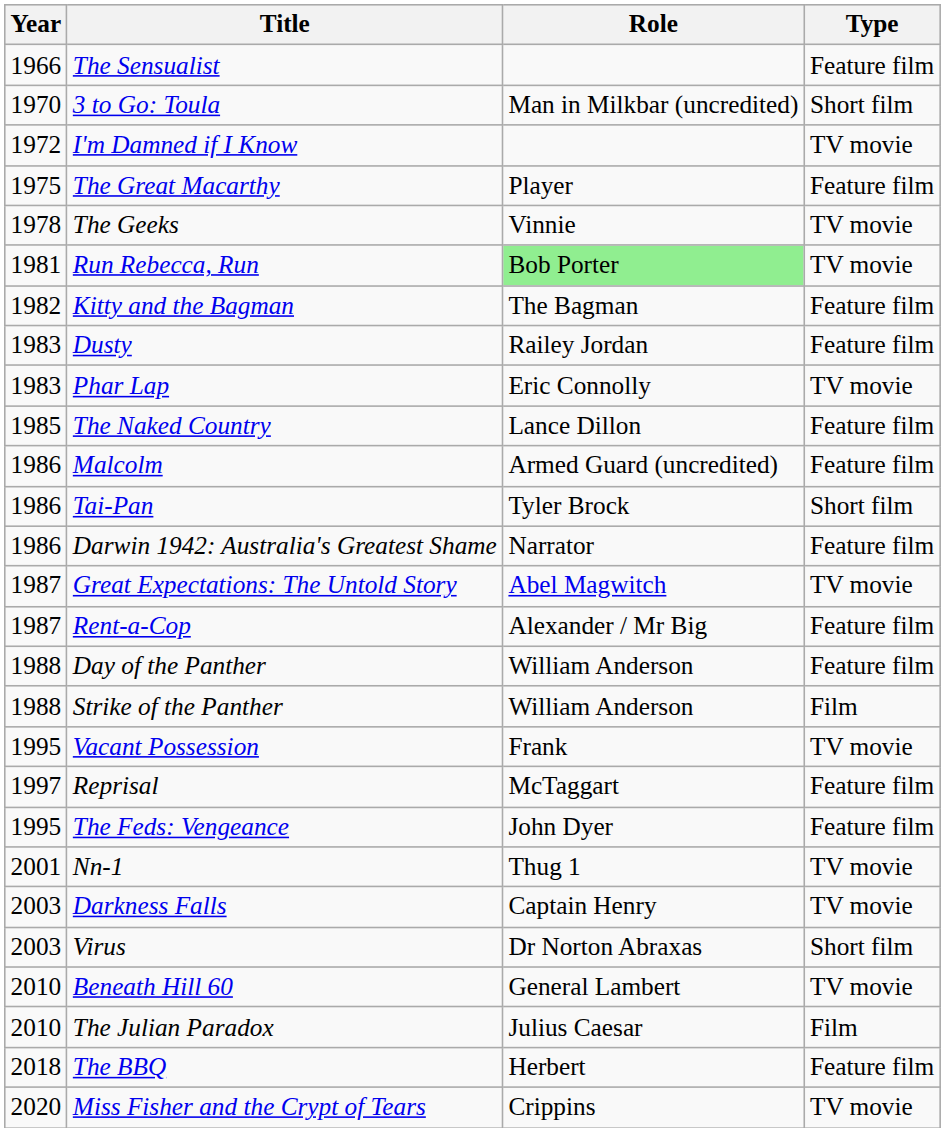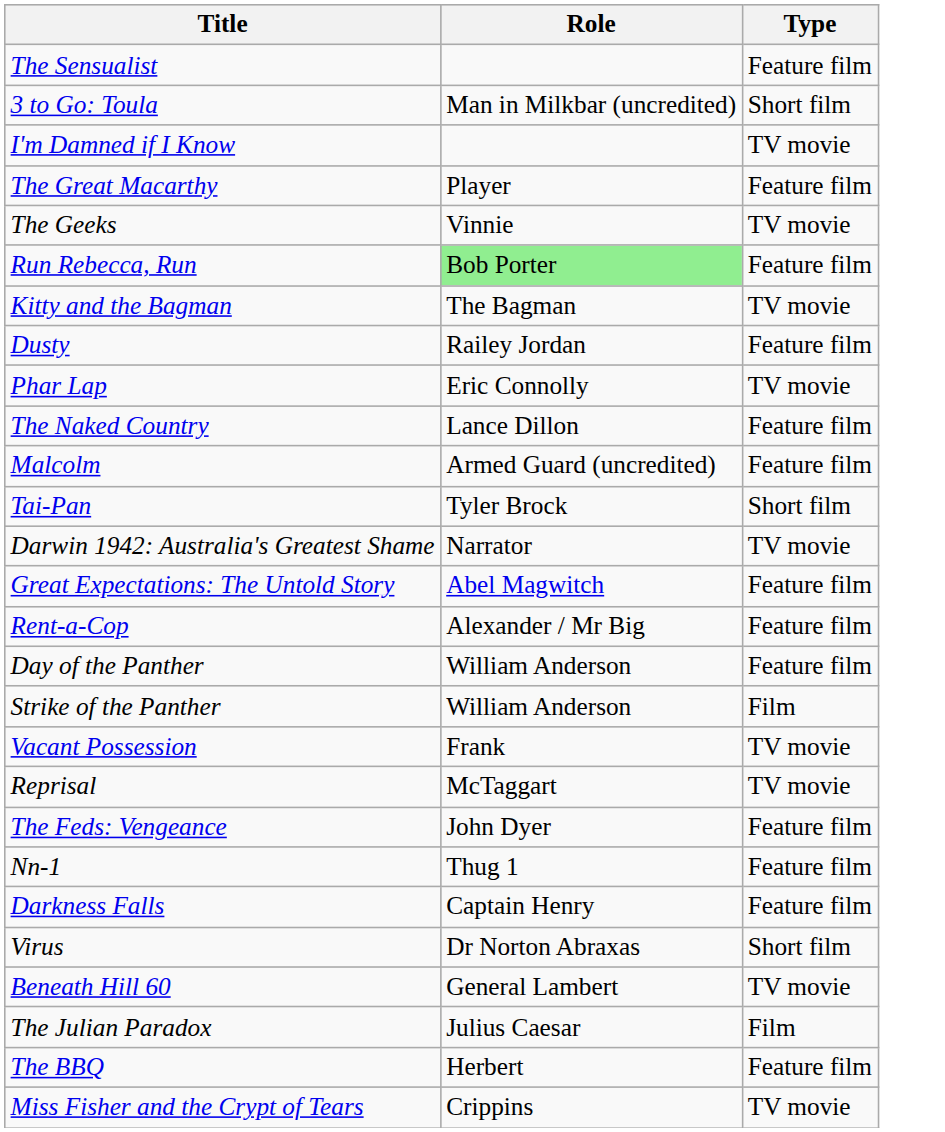- column: (36, 24)
(861, 265) TV movie -> (810, 265) Feature film
(872, 305) Feature film -> (799, 305) TV movie
(872, 545) Feature film -> (799, 545) TV movie
(861, 585) TV movie -> (810, 585) Feature film
(872, 786) Feature film -> (799, 786) TV movie
(861, 866) TV movie -> (810, 866) Feature film
(861, 906) TV movie -> (810, 906) Feature film
